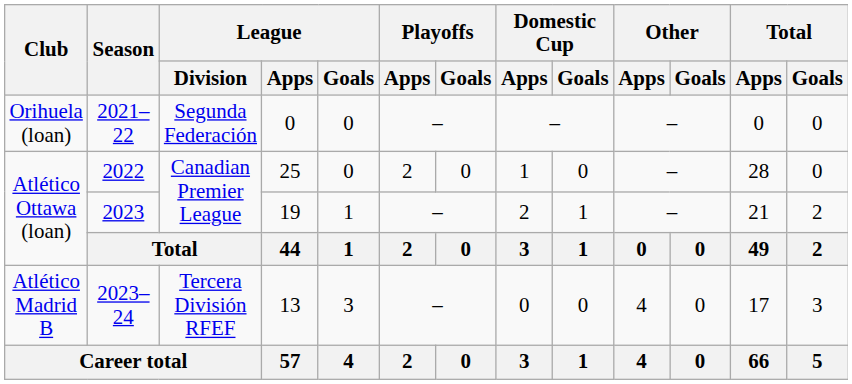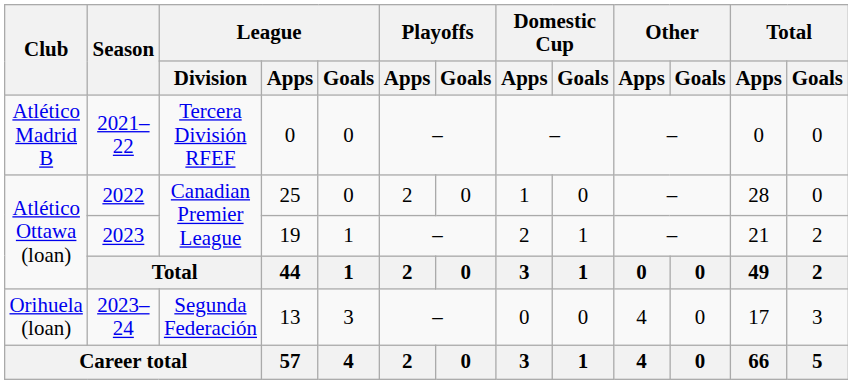(46, 122) Orihuela (loan) -> (46, 134) Atlético Madrid B
(210, 122) Segunda Federación -> (210, 134) Tercera División RFEF
(46, 305) Atlético Madrid B -> (46, 317) Orihuela (loan)
(210, 305) Tercera División RFEF -> (210, 317) Segunda Federación
